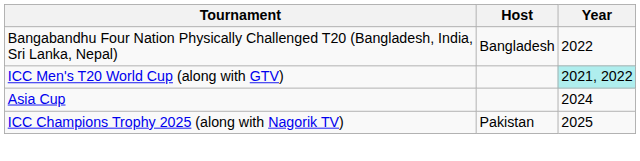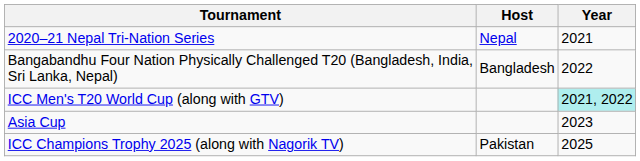+ row: (111, 38)
(577, 99) 2024 -> (577, 122) 2023
